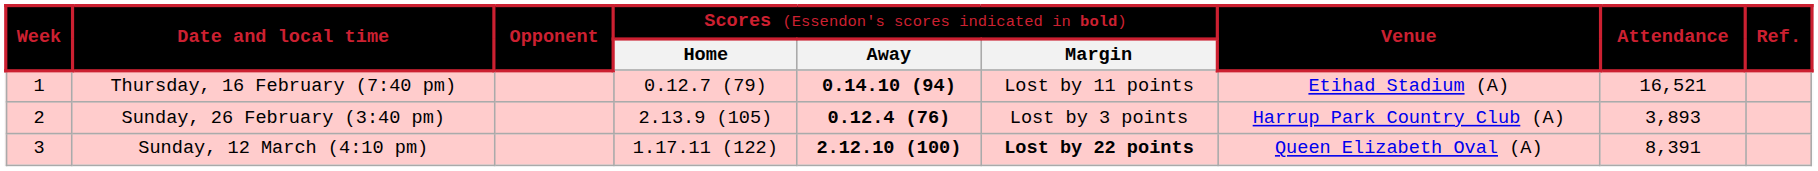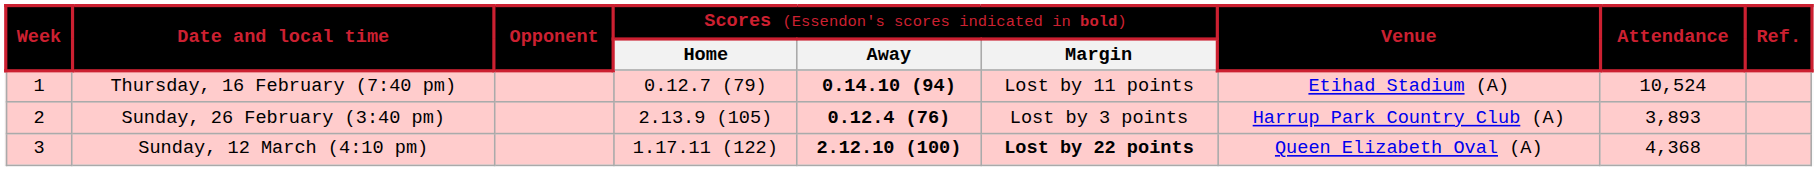(1673, 87) 16,521 -> (1673, 87) 10,524
(1673, 149) 8,391 -> (1673, 149) 4,368
